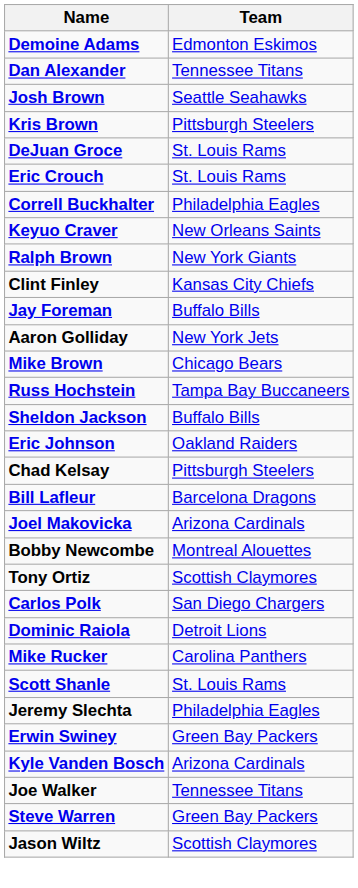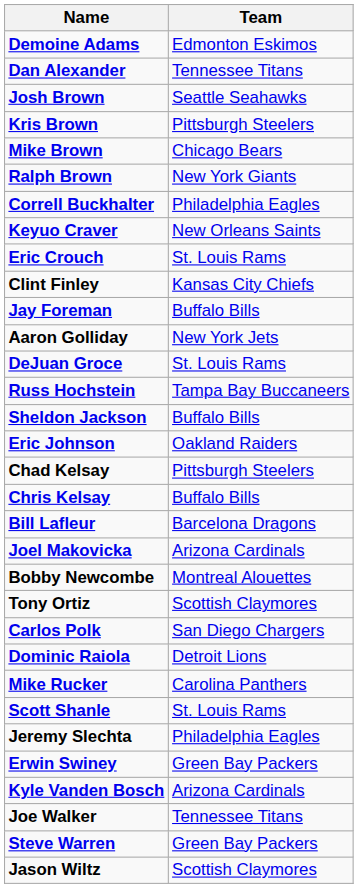rows swapped: (56, 364) <-> (65, 151)
rows swapped: (60, 257) <-> (56, 177)
+ row: (59, 497)
